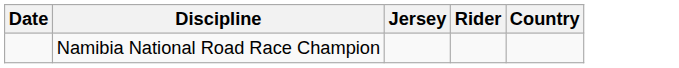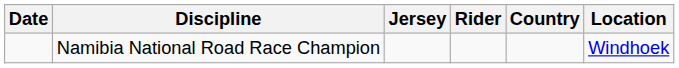+ column: (629, 18)
